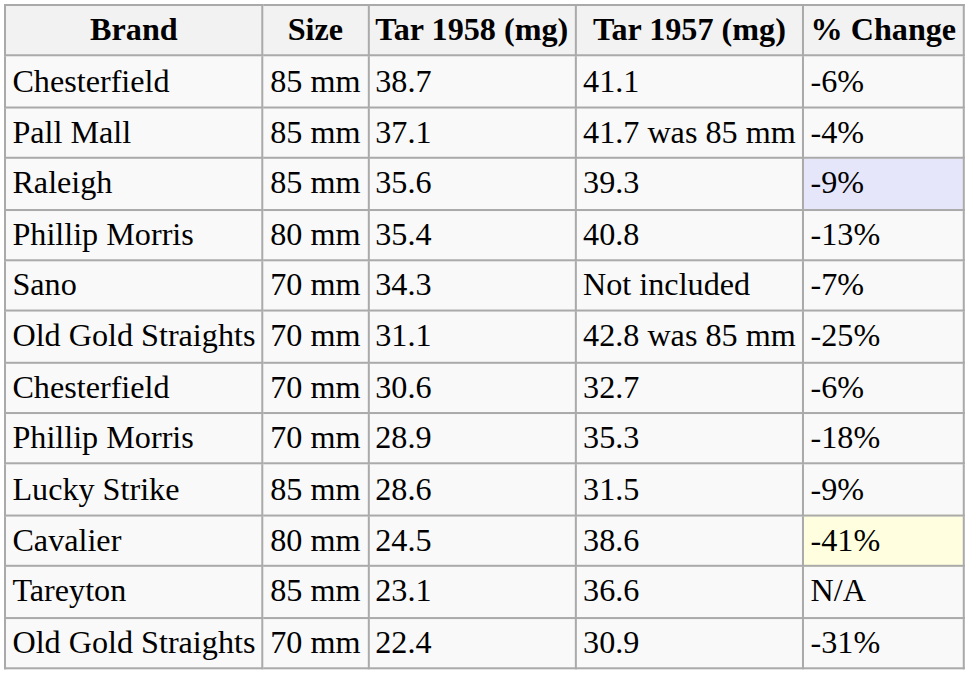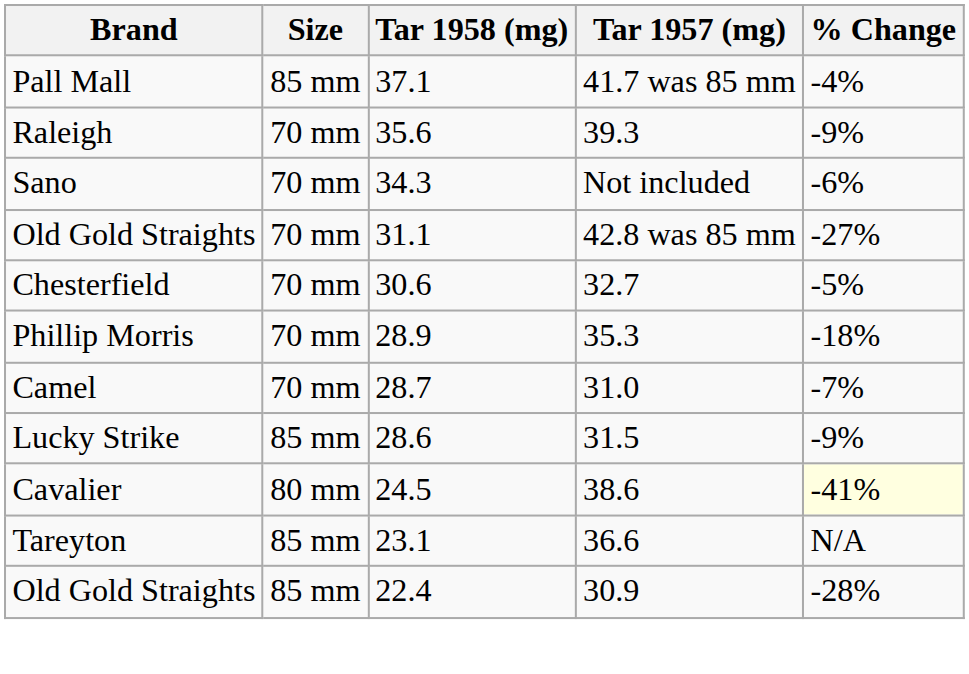- row: (403, 81)
(315, 183) 85 mm -> (315, 132) 70 mm
(837, 183) lavender background -> (837, 132) no background
- row: (403, 234)
(837, 285) -7% -> (837, 183) -6%
(845, 336) -25% -> (845, 234) -27%
(837, 387) -6% -> (837, 285) -5%
+ row: (403, 387)
(315, 642) 70 mm -> (315, 591) 85 mm
(845, 642) -31% -> (845, 591) -28%
